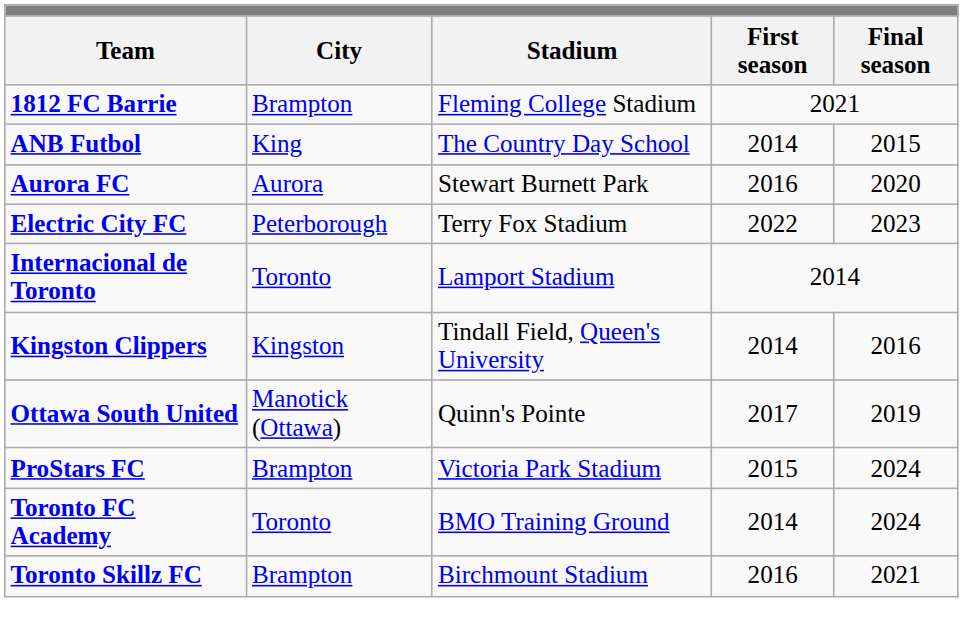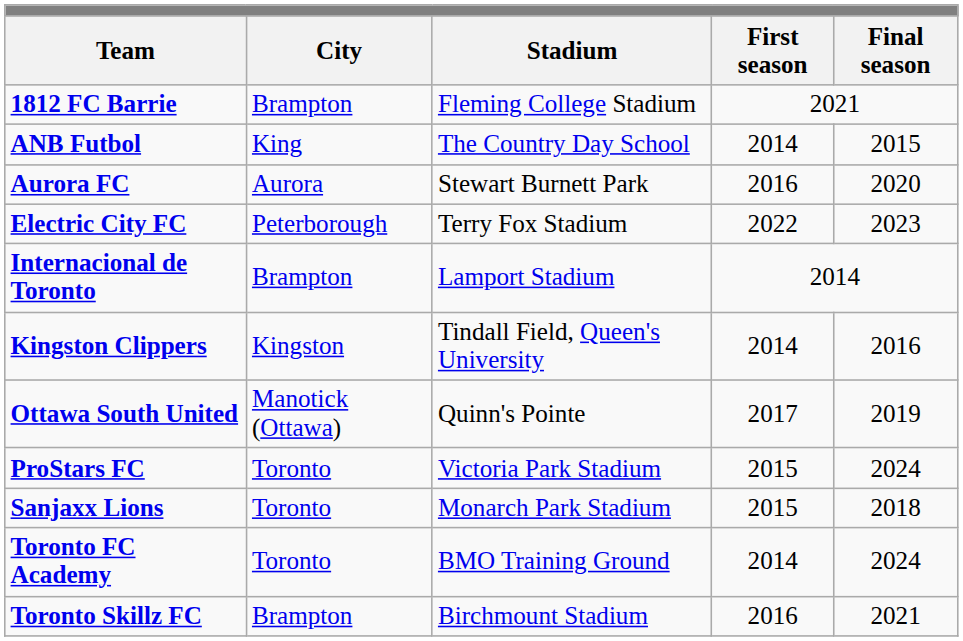(292, 277) Toronto -> (302, 277) Brampton
(302, 467) Brampton -> (292, 467) Toronto
+ row: (87, 507)
